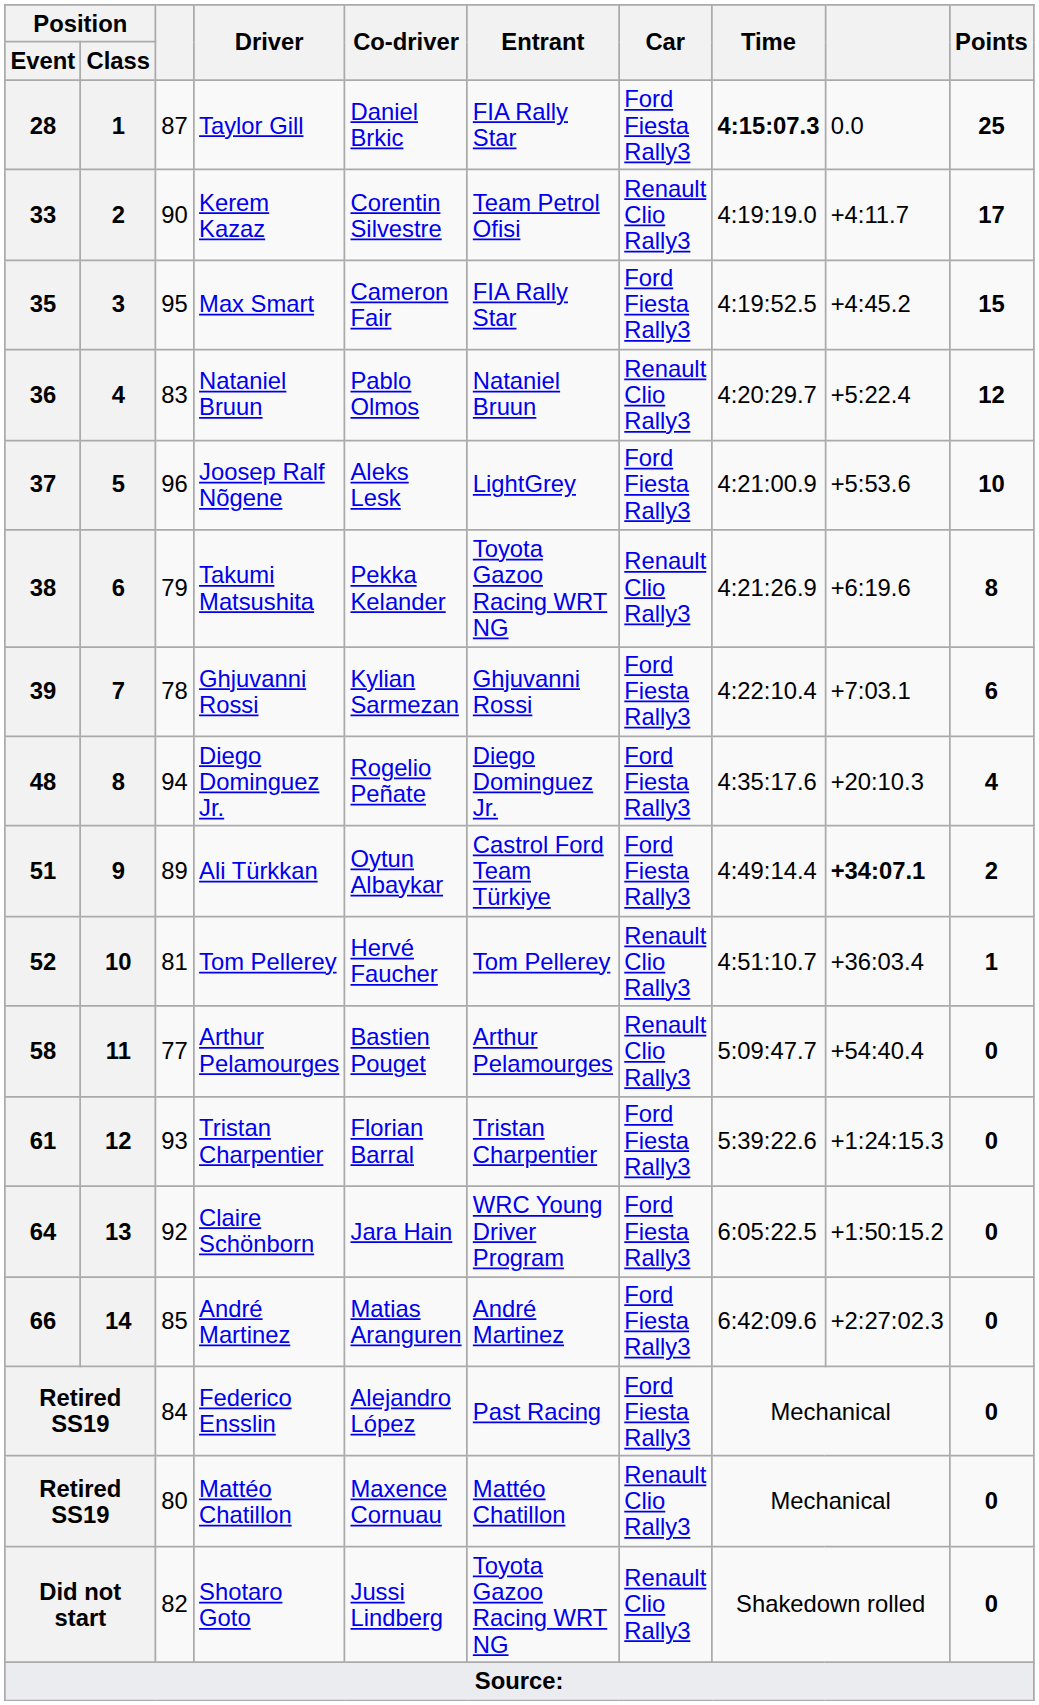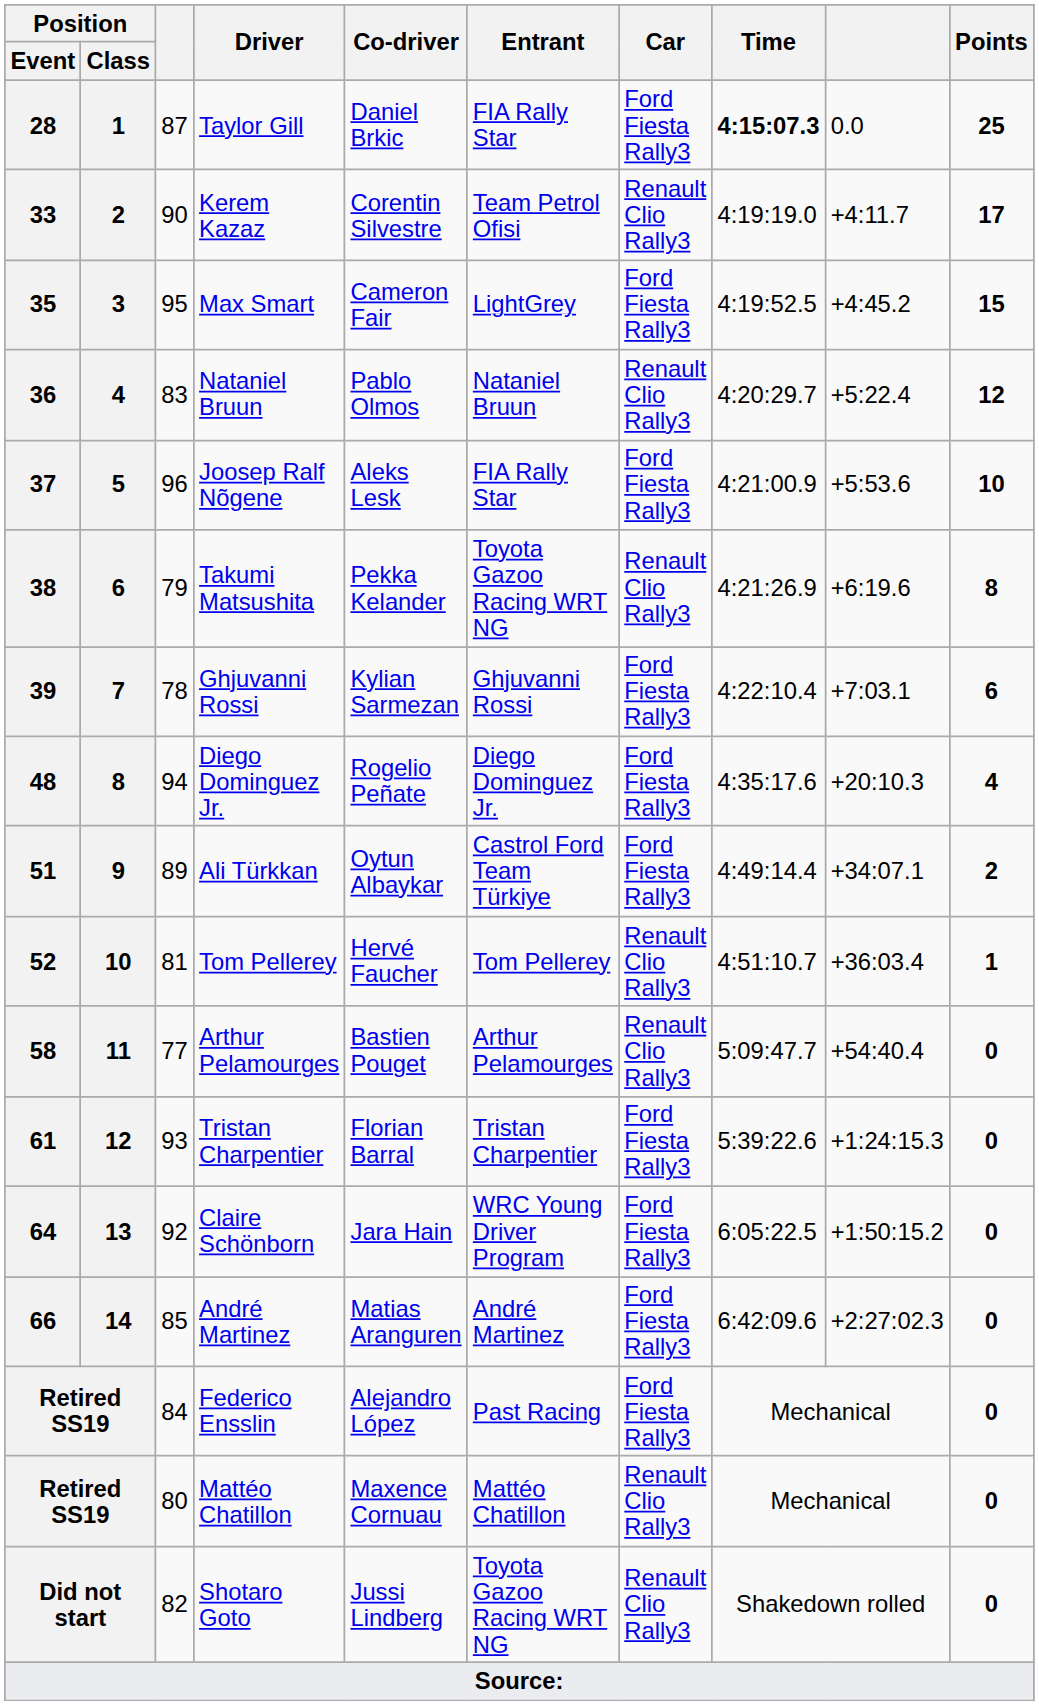(520, 305) FIA Rally Star -> (524, 305) LightGrey
(524, 485) LightGrey -> (520, 485) FIA Rally Star
(878, 871) bold -> (877, 871) normal
